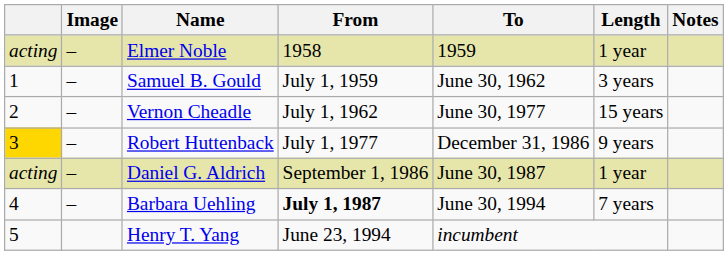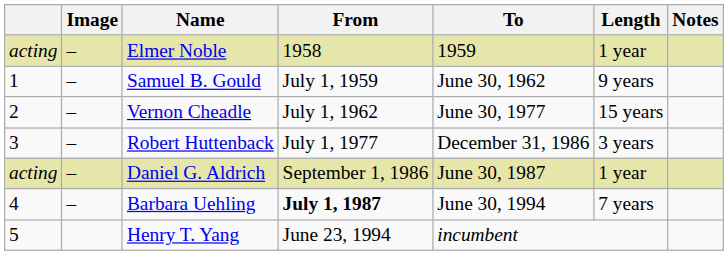(626, 81) 3 years -> (626, 81) 9 years
(14, 142) gold background -> (14, 142) no background
(626, 142) 9 years -> (626, 142) 3 years
